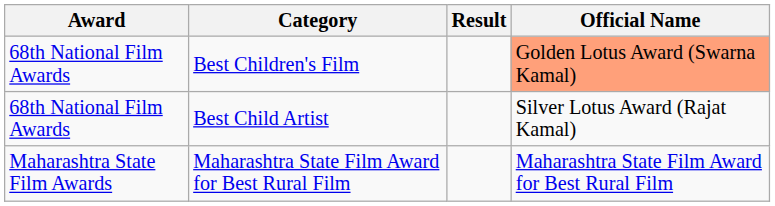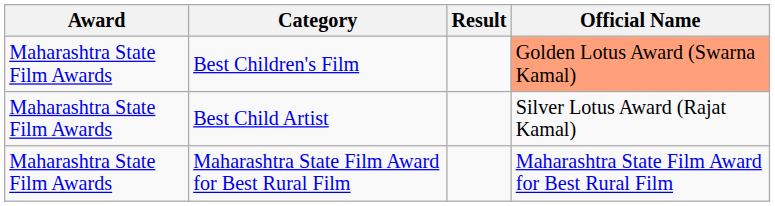(86, 63) 68th National Film Awards -> (82, 63) Maharashtra State Film Awards
(86, 118) 68th National Film Awards -> (82, 118) Maharashtra State Film Awards
